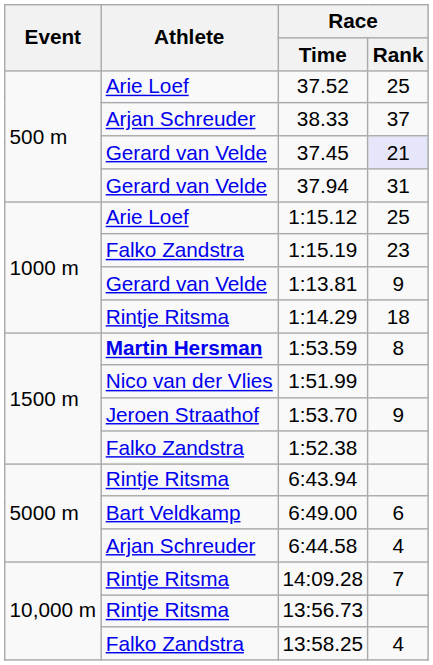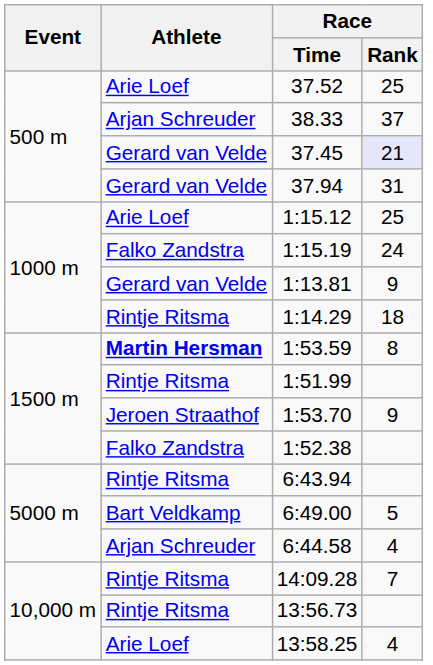(398, 251) 23 -> (392, 251) 24
(189, 382) Nico van der Vlies -> (167, 382) Rintje Ritsma
(398, 513) 6 -> (392, 513) 5
(175, 644) Falko Zandstra -> (147, 644) Arie Loef
